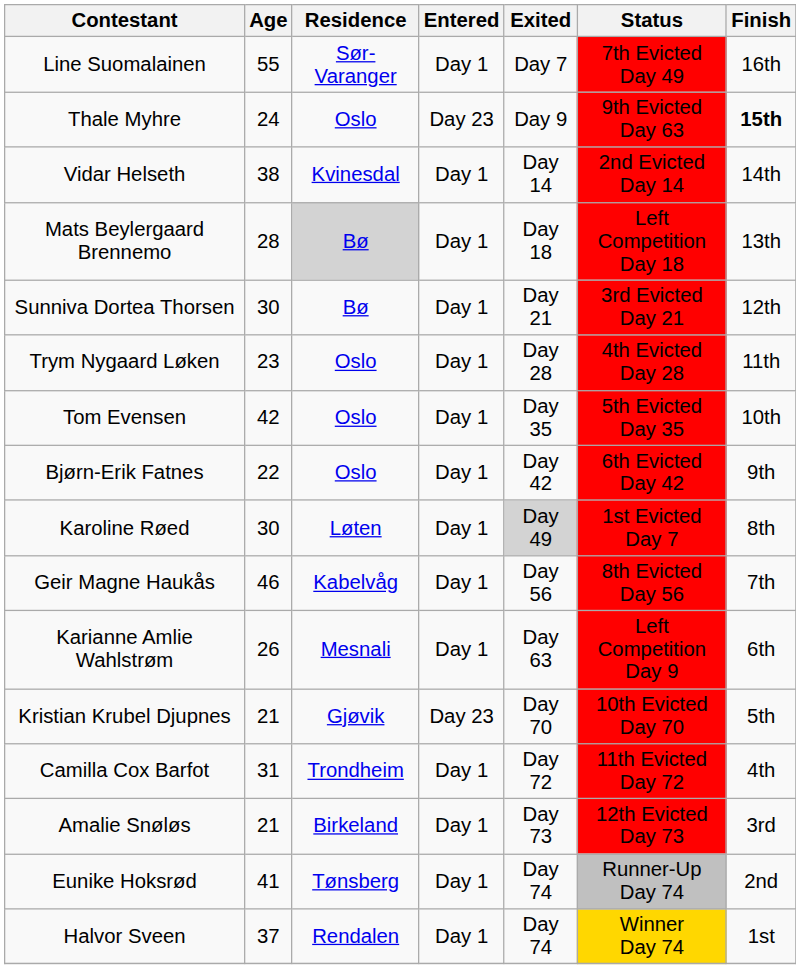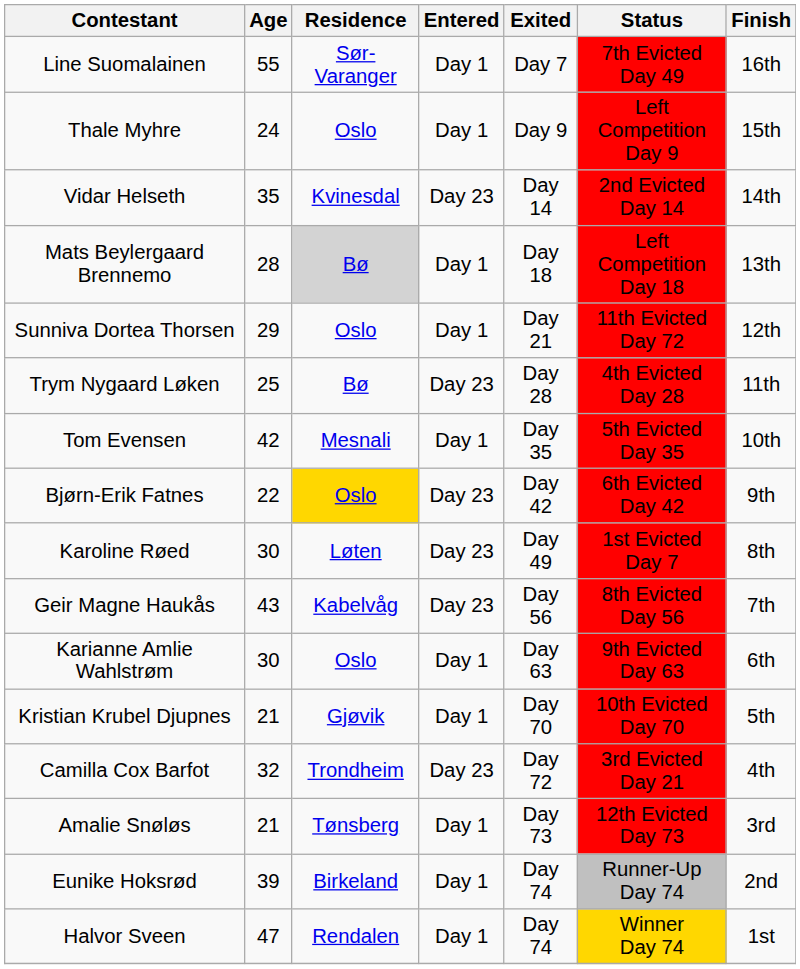(462, 119) Day 23 -> (462, 130) Day 1
(652, 119) 9th Evicted Day 63 -> (652, 130) Left Competition Day 9
(761, 119) bold -> (761, 130) normal
(268, 174) 38 -> (268, 197) 35
(462, 174) Day 1 -> (462, 197) Day 23
(268, 307) 30 -> (268, 330) 29
(356, 307) Bø -> (356, 330) Oslo
(652, 307) 3rd Evicted Day 21 -> (652, 330) 11th Evicted Day 72
(268, 362) 23 -> (268, 385) 25
(356, 362) Oslo -> (356, 385) Bø
(462, 362) Day 1 -> (462, 385) Day 23
(356, 417) Oslo -> (356, 440) Mesnali
(356, 472) no background -> (356, 495) gold background
(462, 472) Day 1 -> (462, 495) Day 23
(462, 527) Day 1 -> (462, 550) Day 23
(541, 527) lightgrey background -> (541, 550) no background
(268, 582) 46 -> (268, 605) 43
(462, 582) Day 1 -> (462, 605) Day 23
(268, 649) 26 -> (268, 660) 30
(356, 649) Mesnali -> (356, 660) Oslo
(652, 649) Left Competition Day 9 -> (652, 660) 9th Evicted Day 63
(462, 715) Day 23 -> (462, 715) Day 1
(268, 771) 31 -> (268, 771) 32
(462, 771) Day 1 -> (462, 771) Day 23
(652, 771) 11th Evicted Day 72 -> (652, 771) 3rd Evicted Day 21
(356, 826) Birkeland -> (356, 826) Tønsberg
(268, 881) 41 -> (268, 881) 39
(356, 881) Tønsberg -> (356, 881) Birkeland
(268, 936) 37 -> (268, 936) 47
